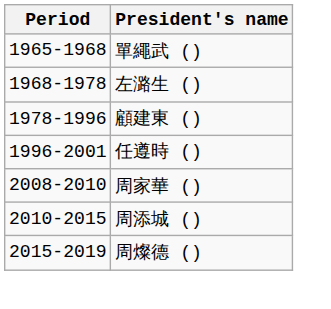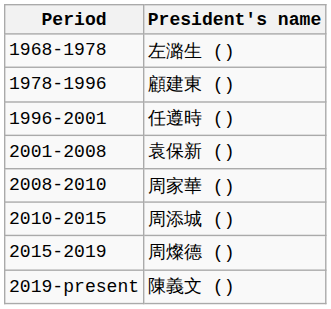- row: (159, 52)
+ row: (191, 153)
+ row: (191, 287)
